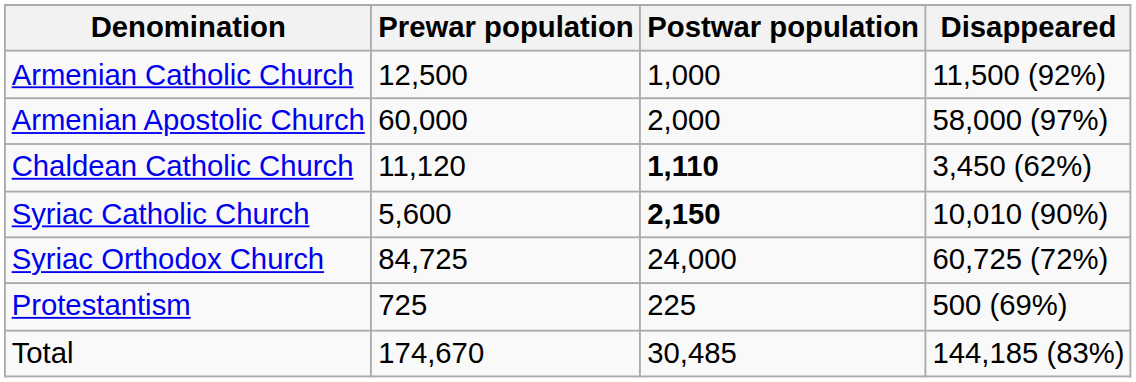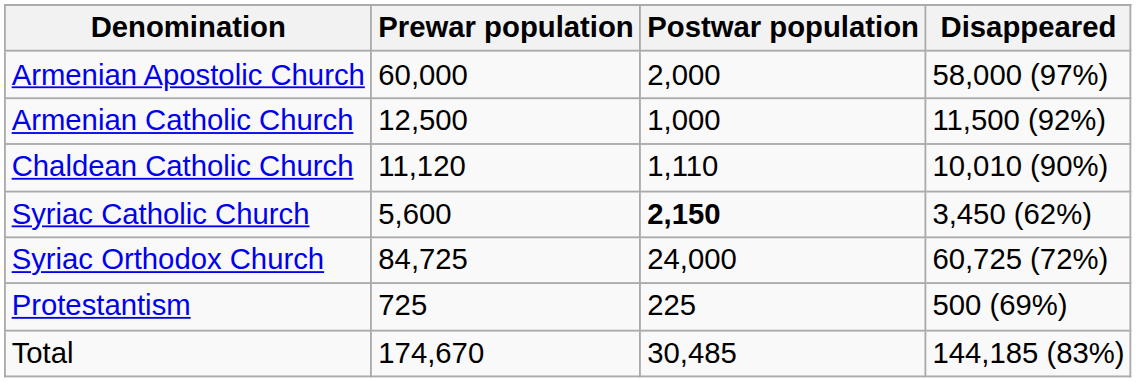rows swapped: (188, 120) <-> (183, 74)
(683, 167) bold -> (683, 167) normal
(1012, 167) 3,450 (62%) -> (1020, 167) 10,010 (90%)
(1020, 213) 10,010 (90%) -> (1012, 213) 3,450 (62%)
